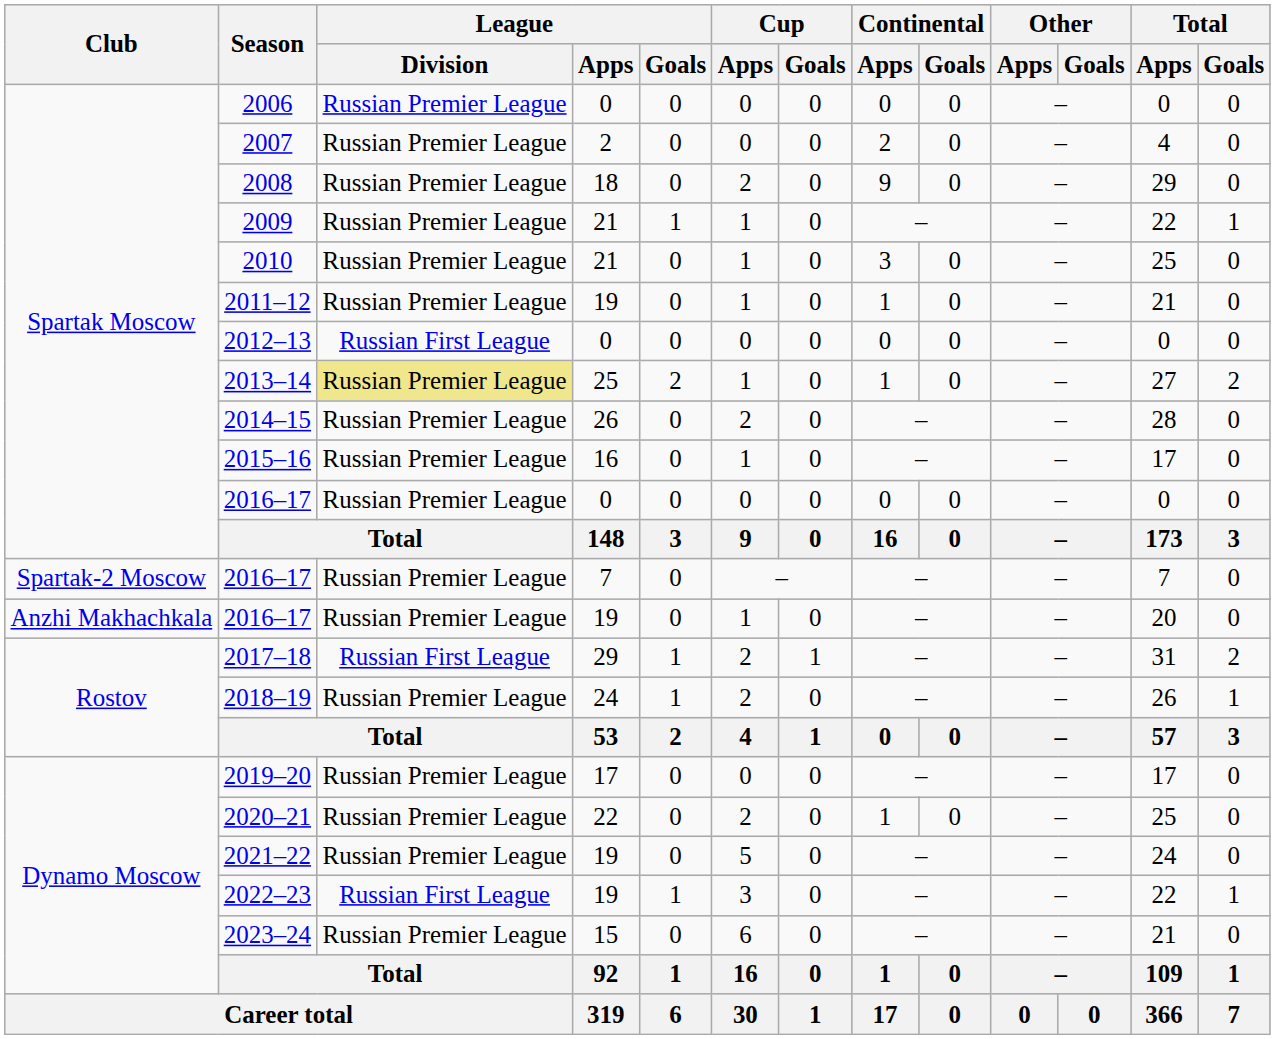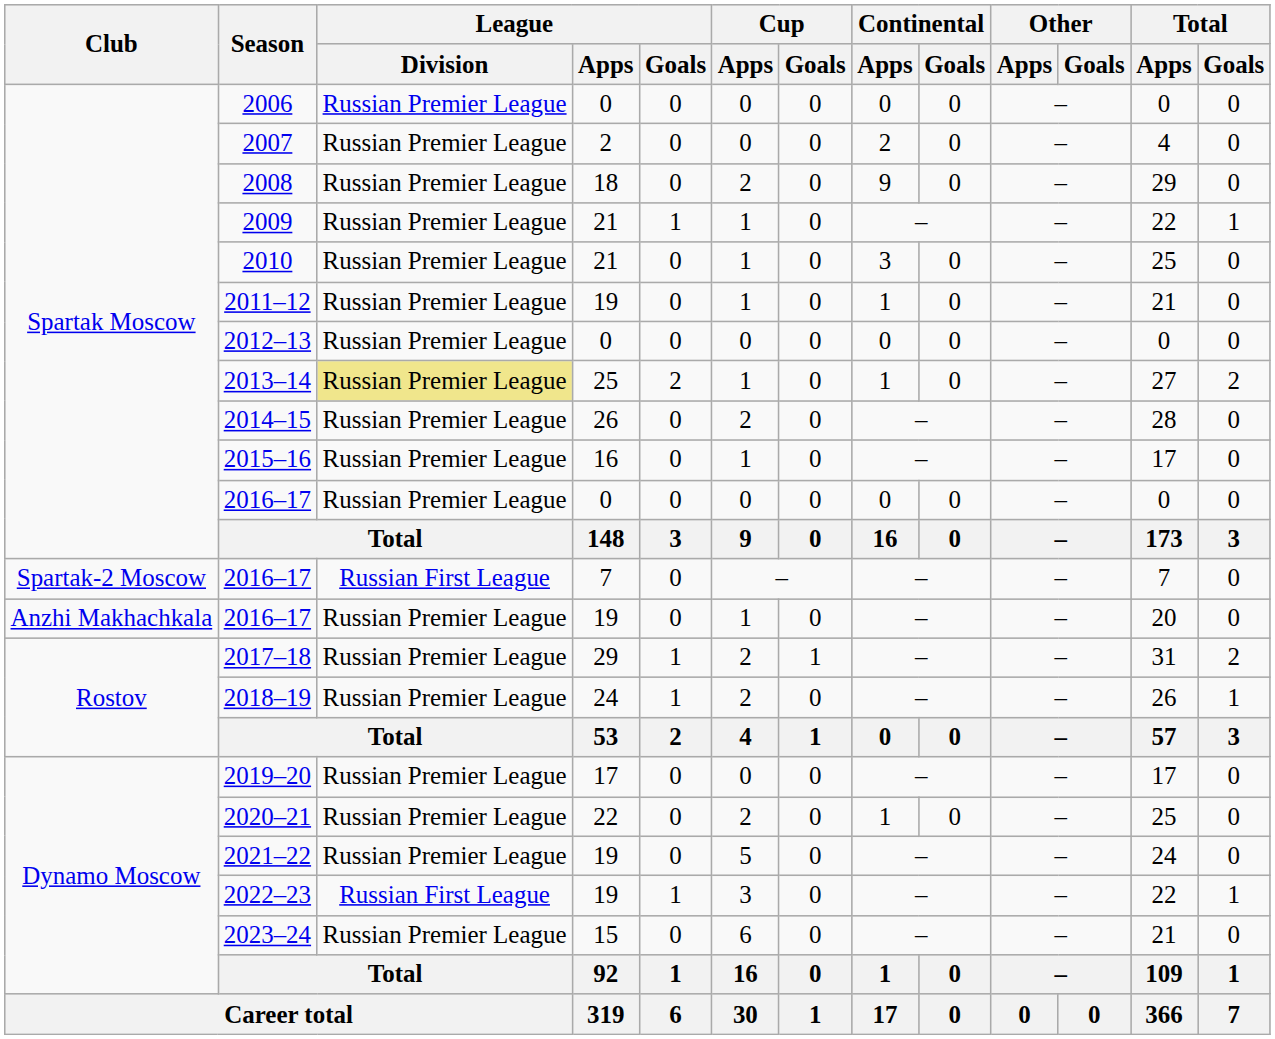(445, 340) Russian First League -> (445, 340) Russian Premier League
(445, 578) Russian Premier League -> (445, 578) Russian First League
(445, 657) Russian First League -> (445, 657) Russian Premier League
